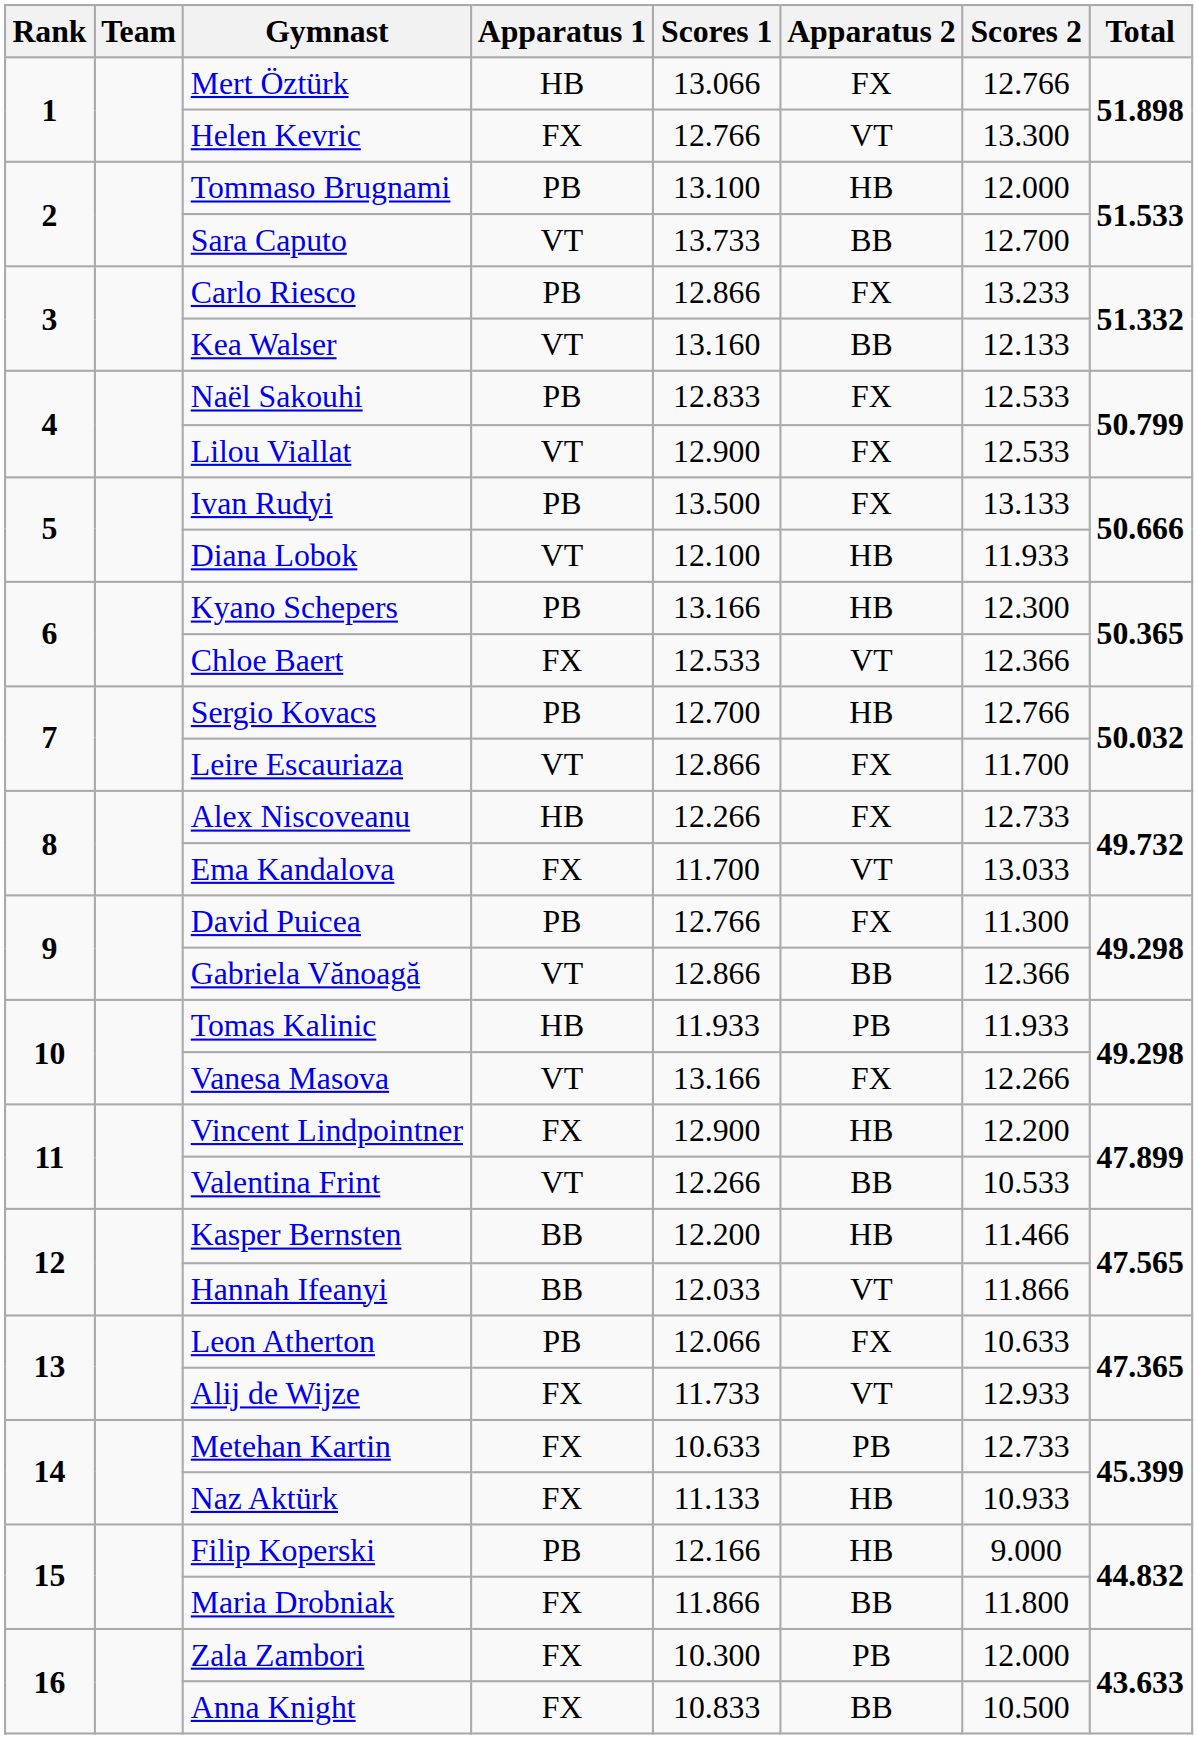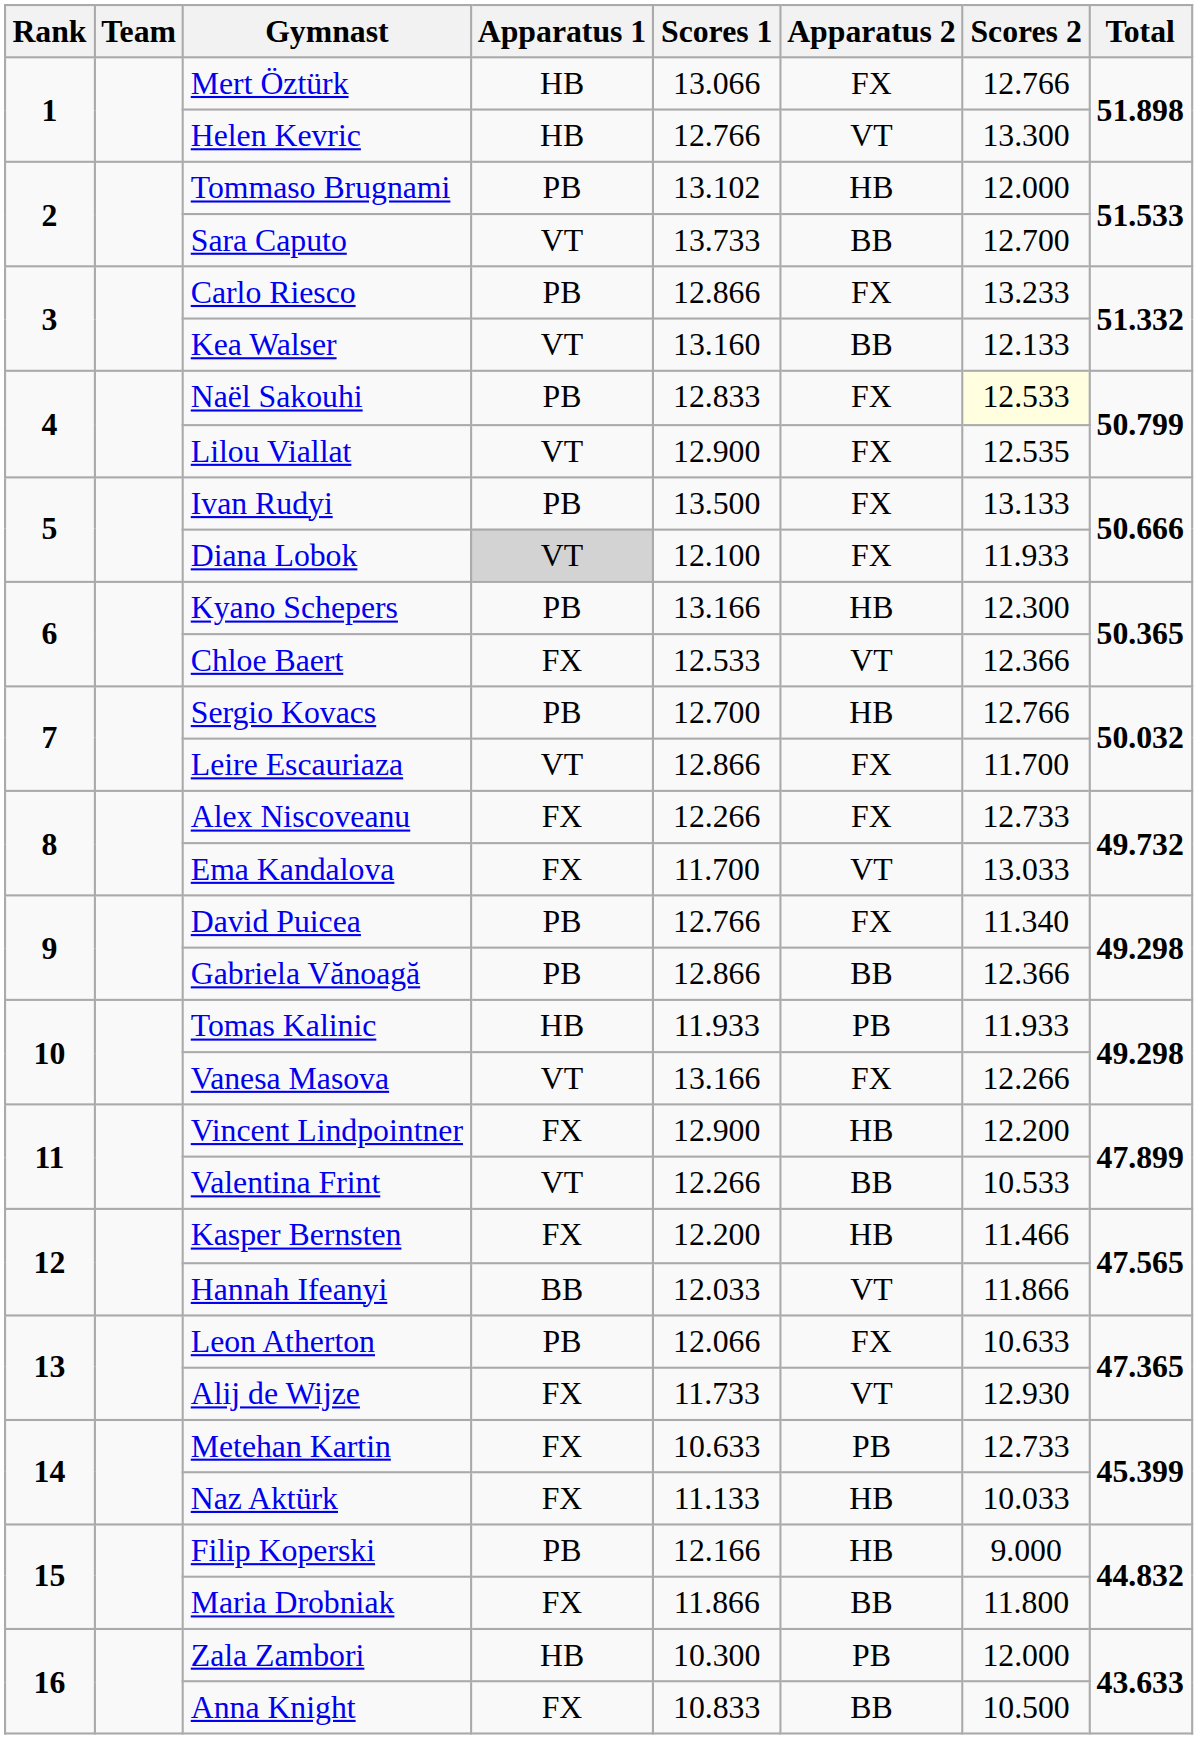(562, 135) FX -> (562, 135) HB
(717, 188) 13.100 -> (717, 188) 13.102
(1026, 397) no background -> (1026, 397) lightyellow background
(1026, 449) 12.533 -> (1026, 449) 12.535
(562, 554) no background -> (562, 554) lightgrey background
(871, 554) HB -> (871, 554) FX
(562, 816) HB -> (562, 816) FX
(1026, 921) 11.300 -> (1026, 921) 11.340
(562, 973) VT -> (562, 973) PB
(562, 1235) BB -> (562, 1235) FX
(1026, 1392) 12.933 -> (1026, 1392) 12.930
(1026, 1497) 10.933 -> (1026, 1497) 10.033
(562, 1654) FX -> (562, 1654) HB
